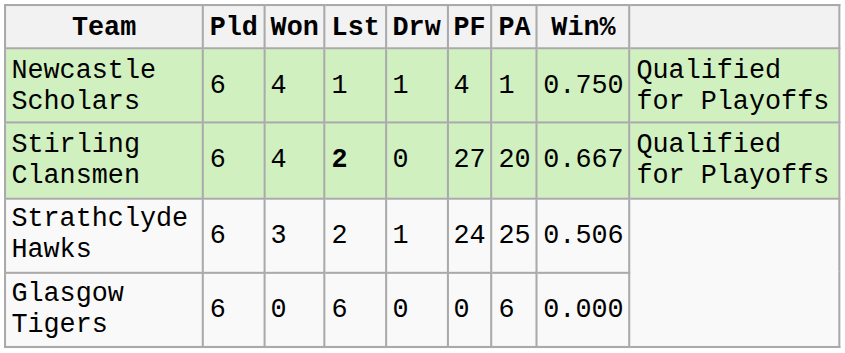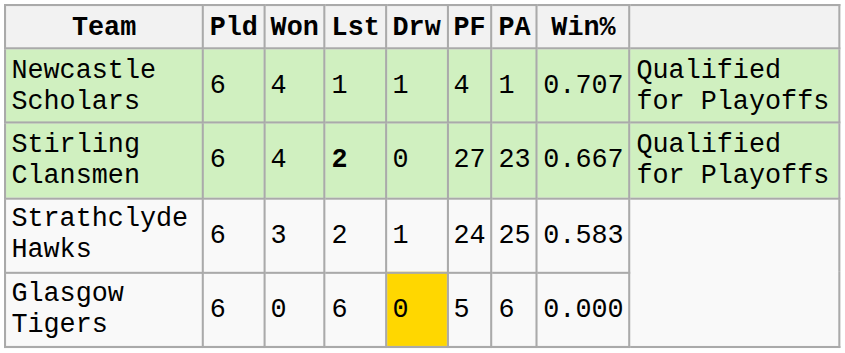(583, 86) 0.750 -> (583, 86) 0.707
(514, 160) 20 -> (514, 160) 23
(583, 235) 0.506 -> (583, 235) 0.583
(401, 310) no background -> (401, 310) gold background
(462, 310) 0 -> (462, 310) 5
